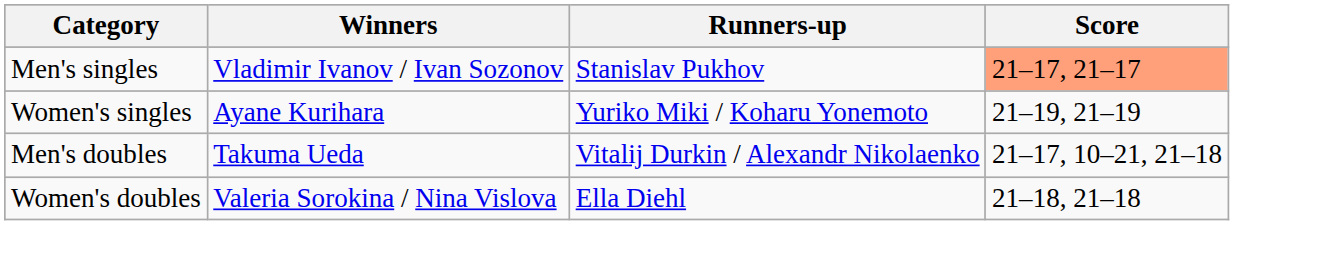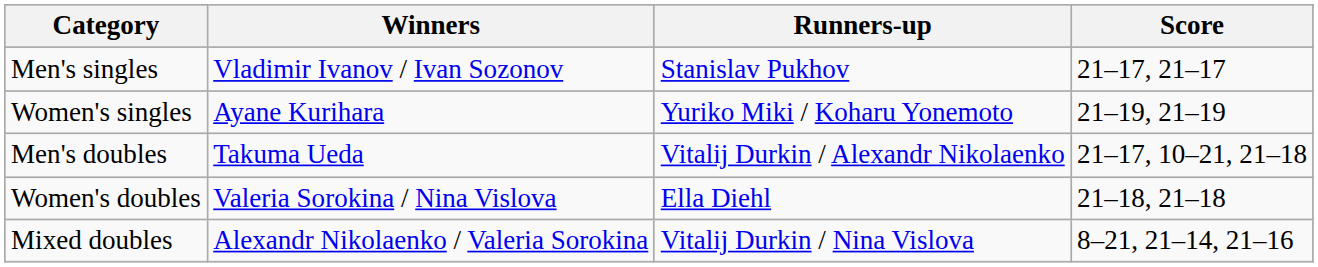(1066, 68) lightsalmon background -> (1151, 68) no background
+ row: (92, 240)
